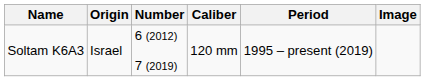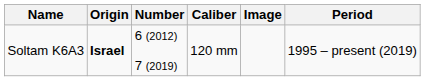columns swapped: (308, 14) <-> (398, 14)
(106, 50) normal -> (107, 50) bold
